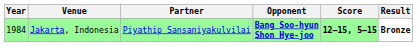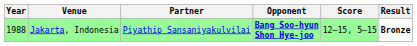(16, 30) 1984 -> (16, 30) 1988
(350, 30) bold -> (350, 30) normal
